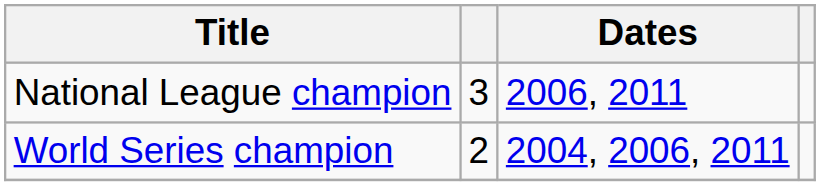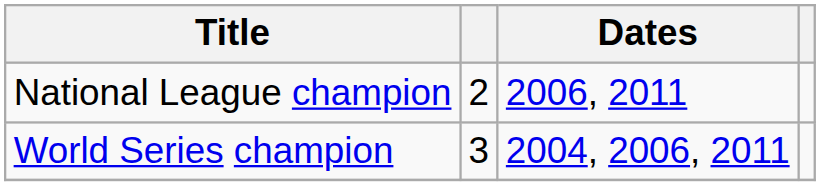(479, 92) 3 -> (479, 92) 2
(479, 150) 2 -> (479, 150) 3
